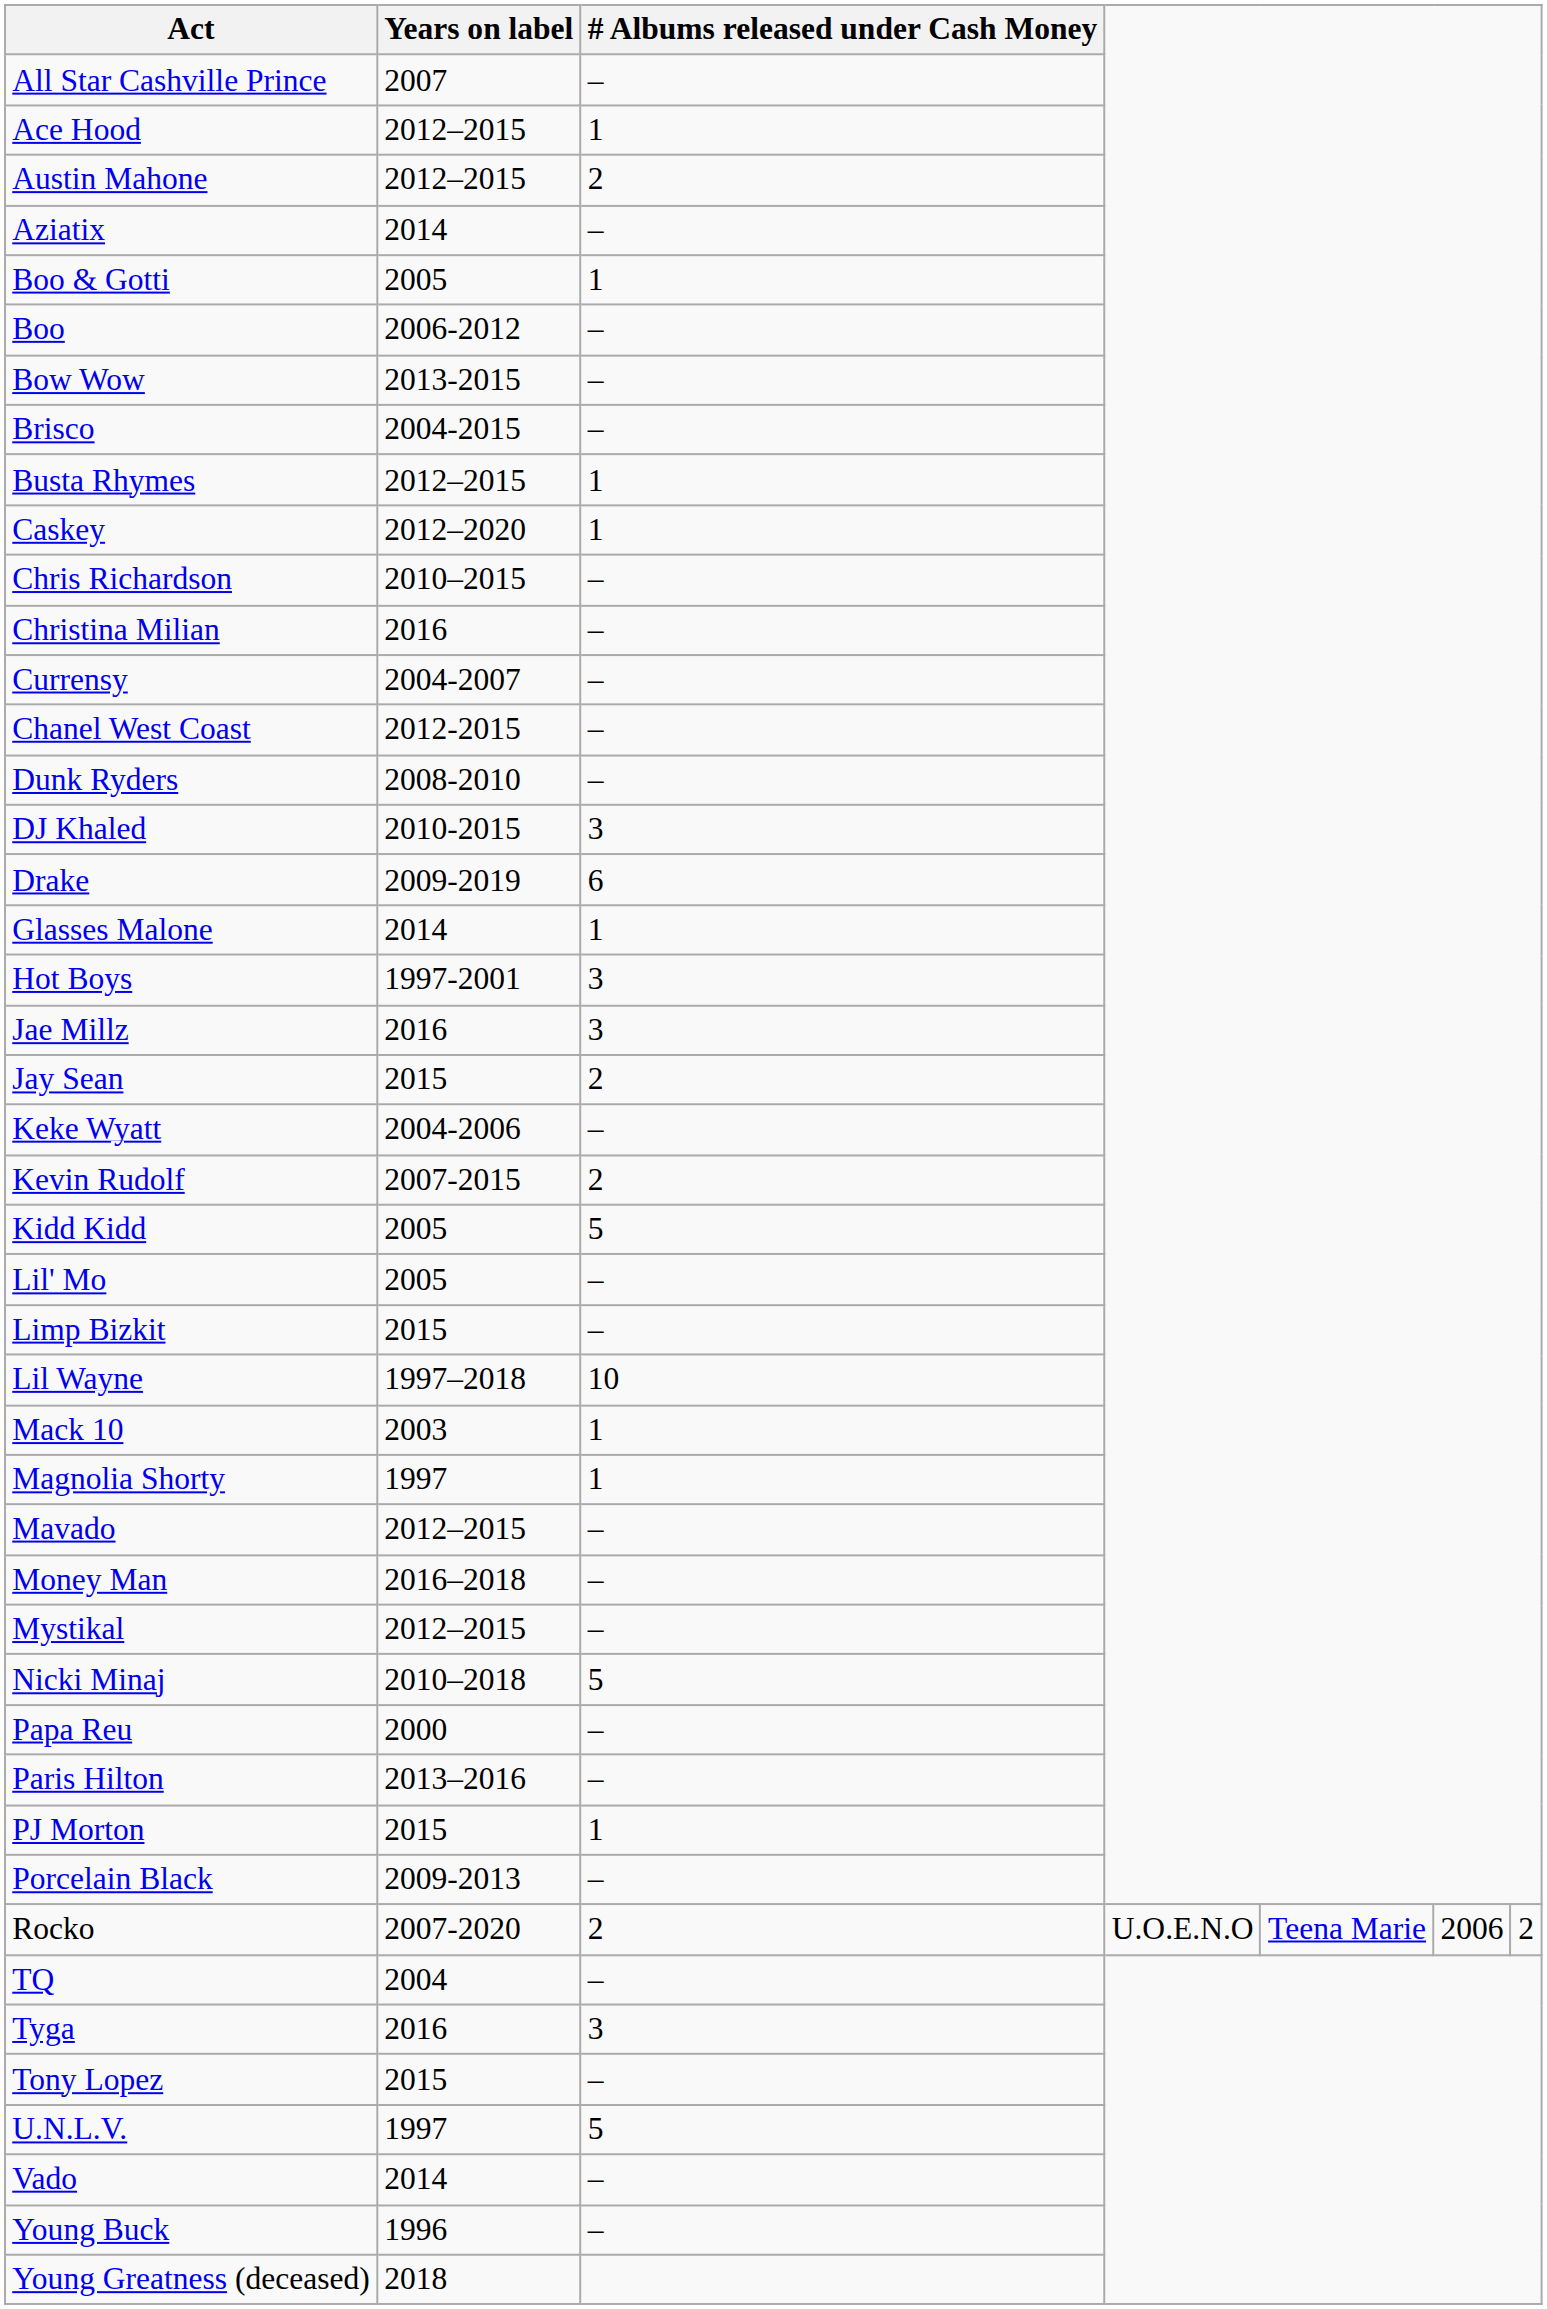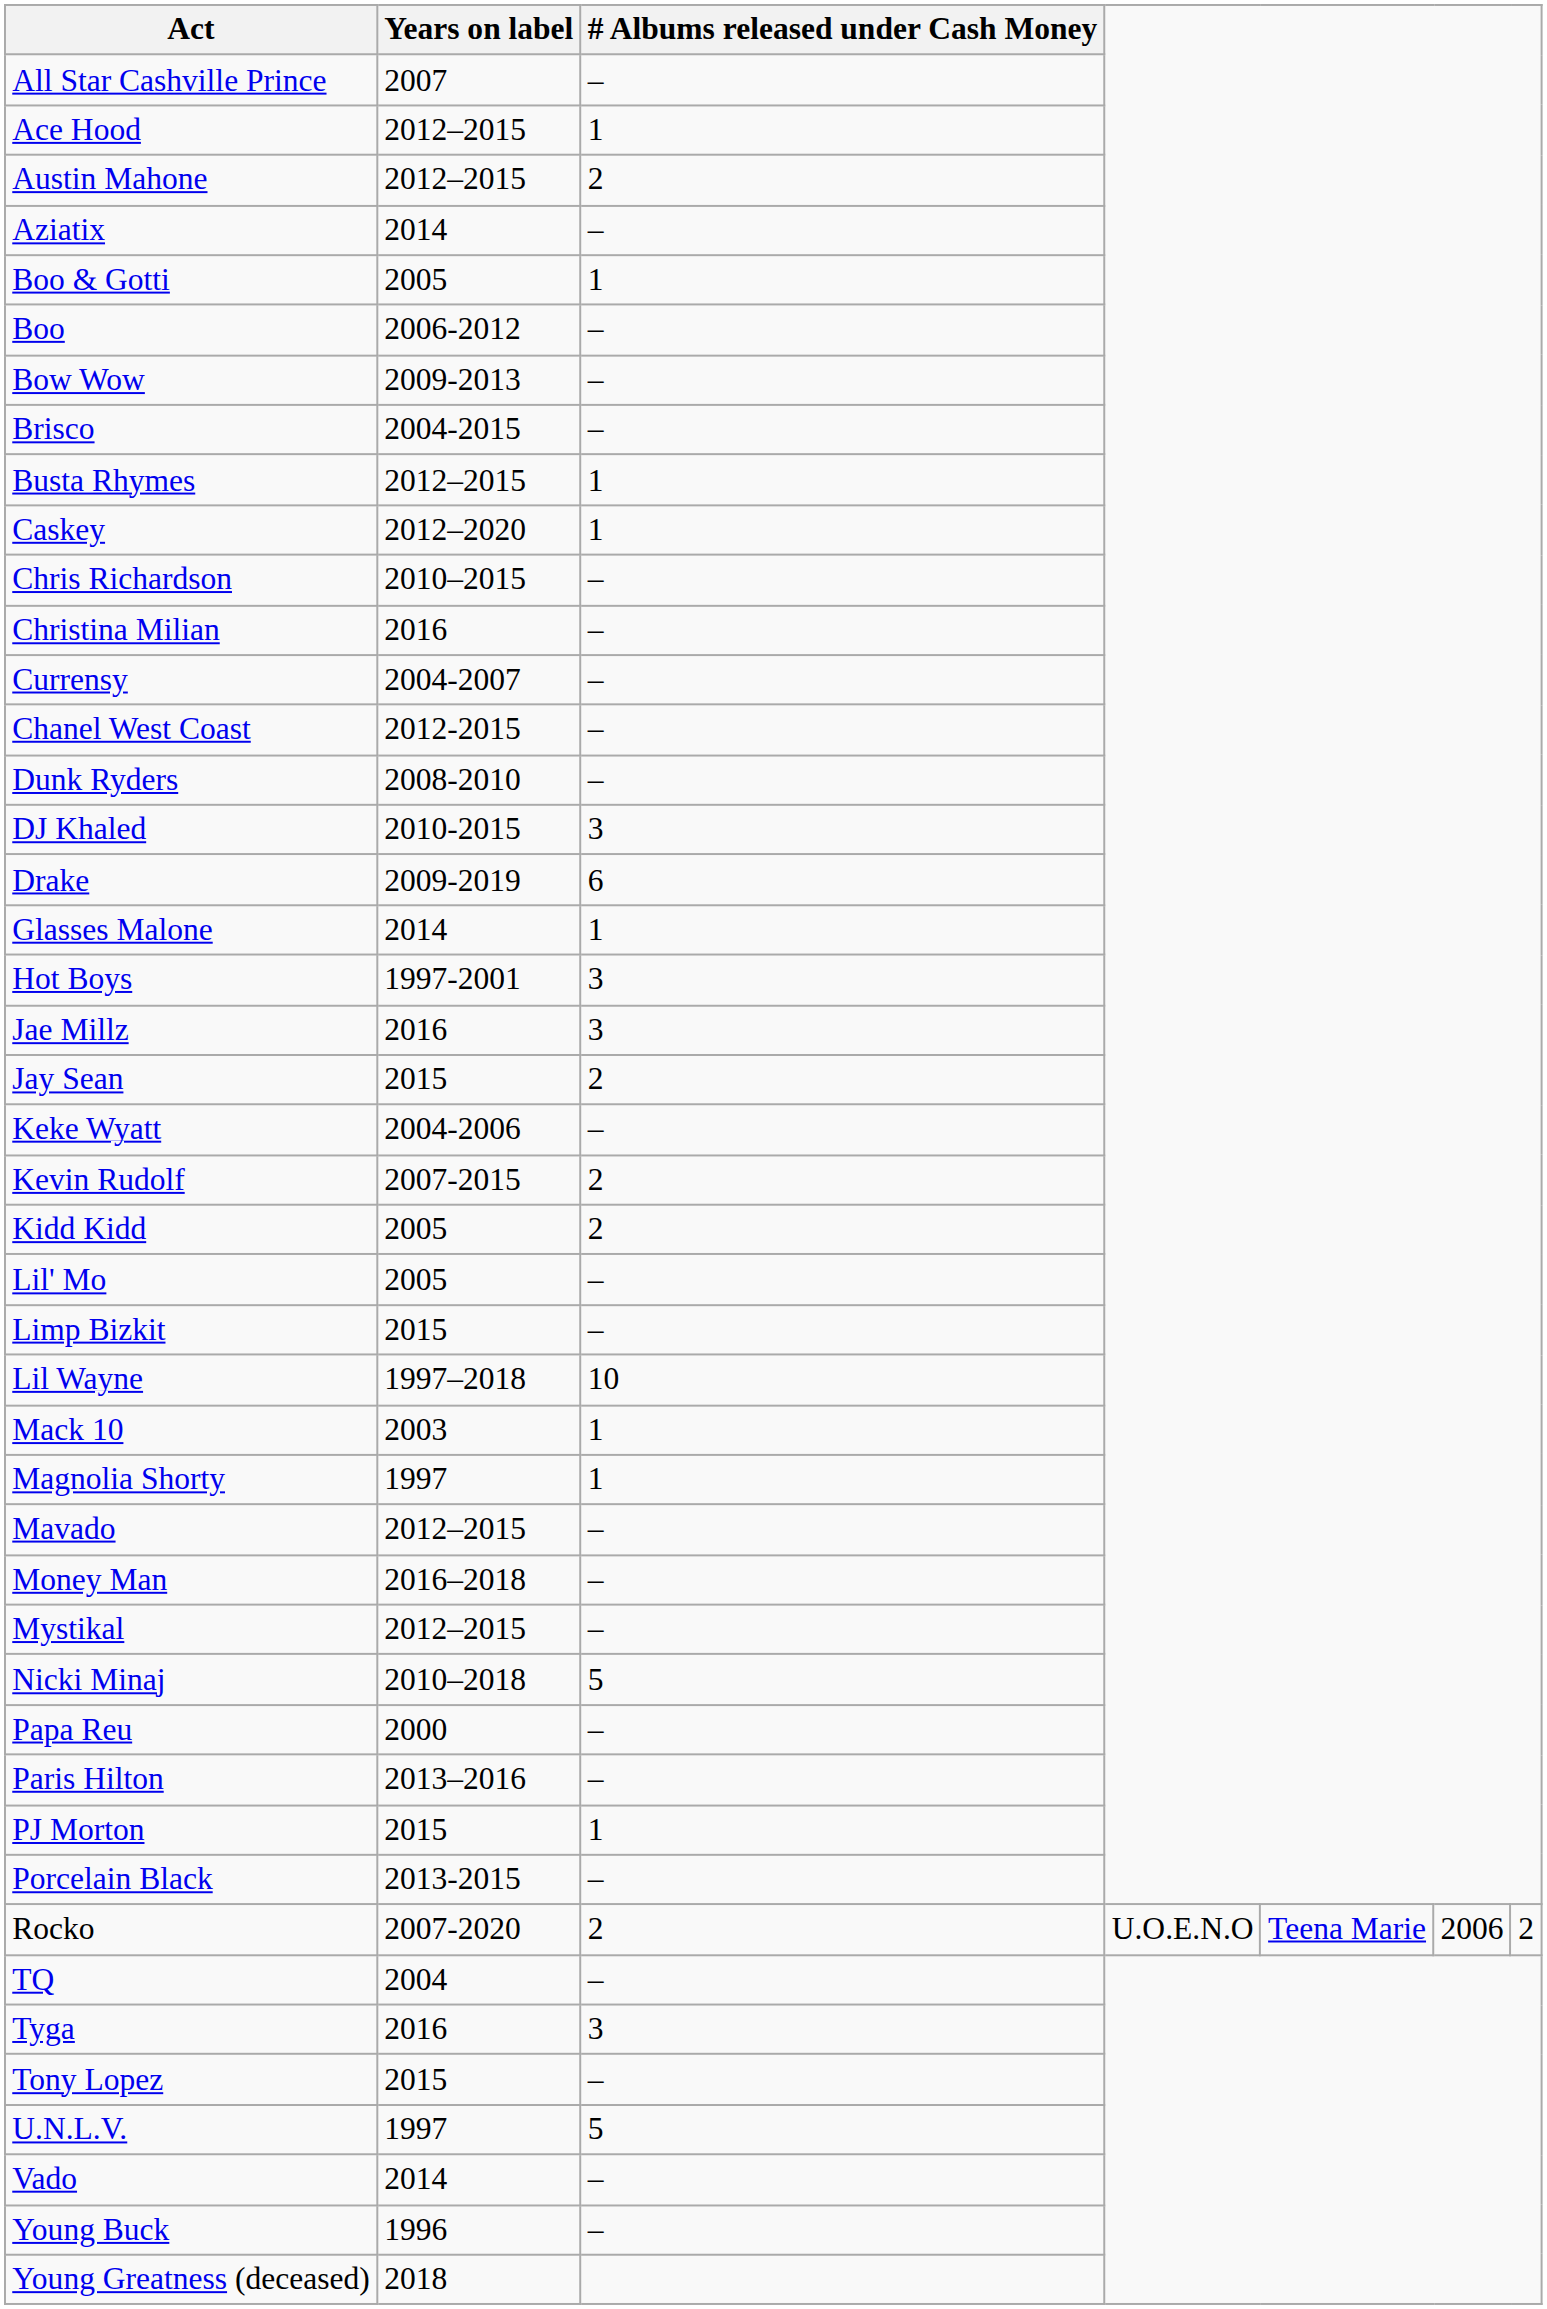(452, 379) 2013-2015 -> (452, 379) 2009-2013
(596, 1229) 5 -> (596, 1229) 2
(452, 1879) 2009-2013 -> (452, 1879) 2013-2015
